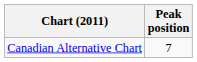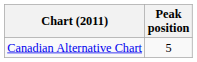(169, 47) 7 -> (169, 47) 5
